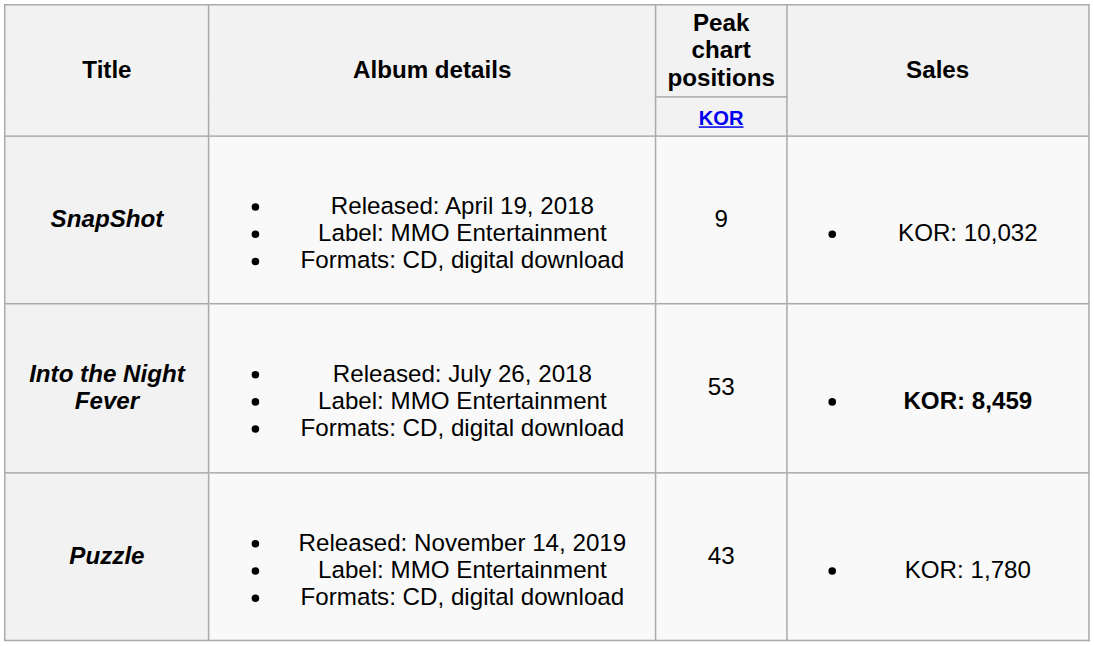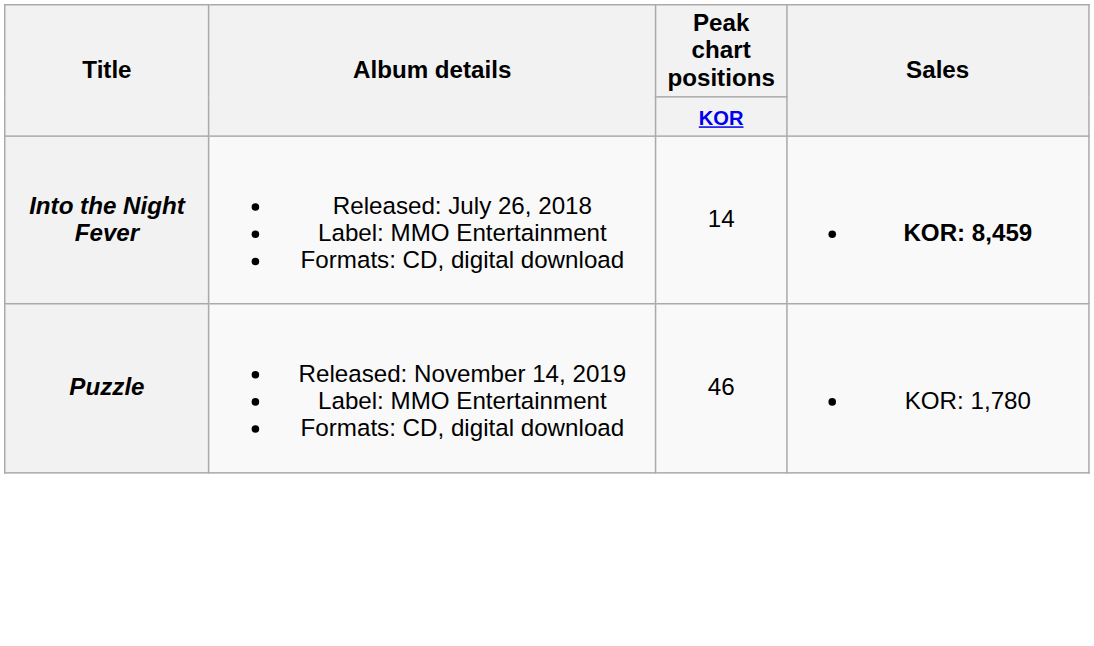- row: (107, 219)
(721, 387) 53 -> (721, 219) 14
(721, 555) 43 -> (721, 387) 46
